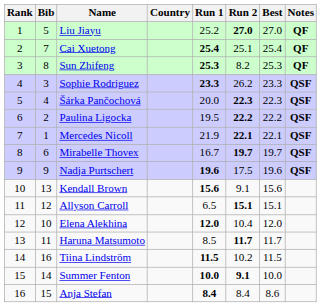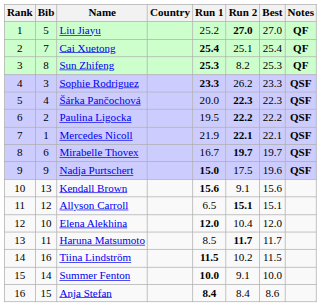(209, 170) 19.6 -> (209, 170) 15.0
(243, 275) bold -> (243, 275) normal
